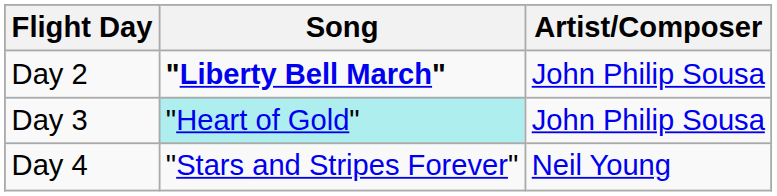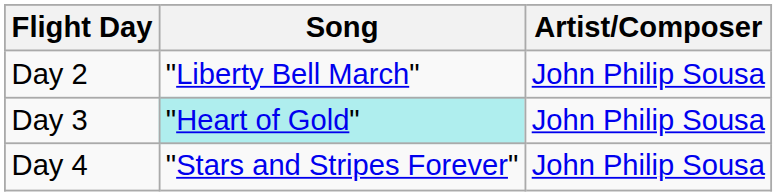(306, 73) bold -> (293, 73) normal
(601, 166) Neil Young -> (648, 166) John Philip Sousa
